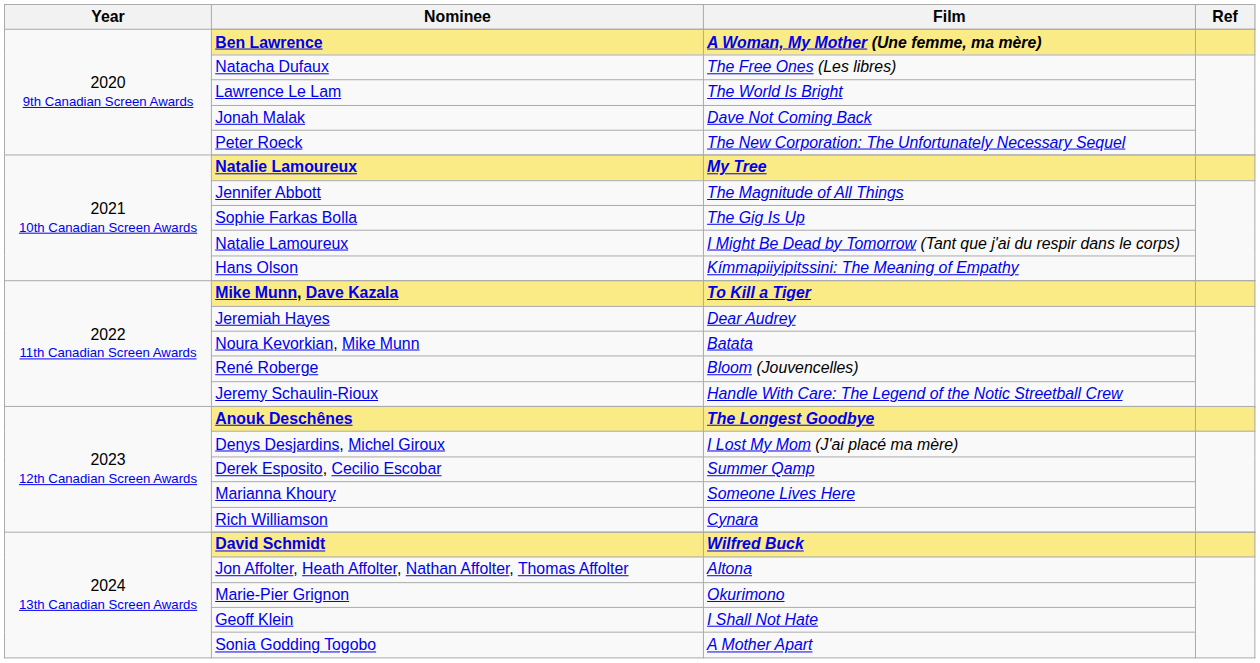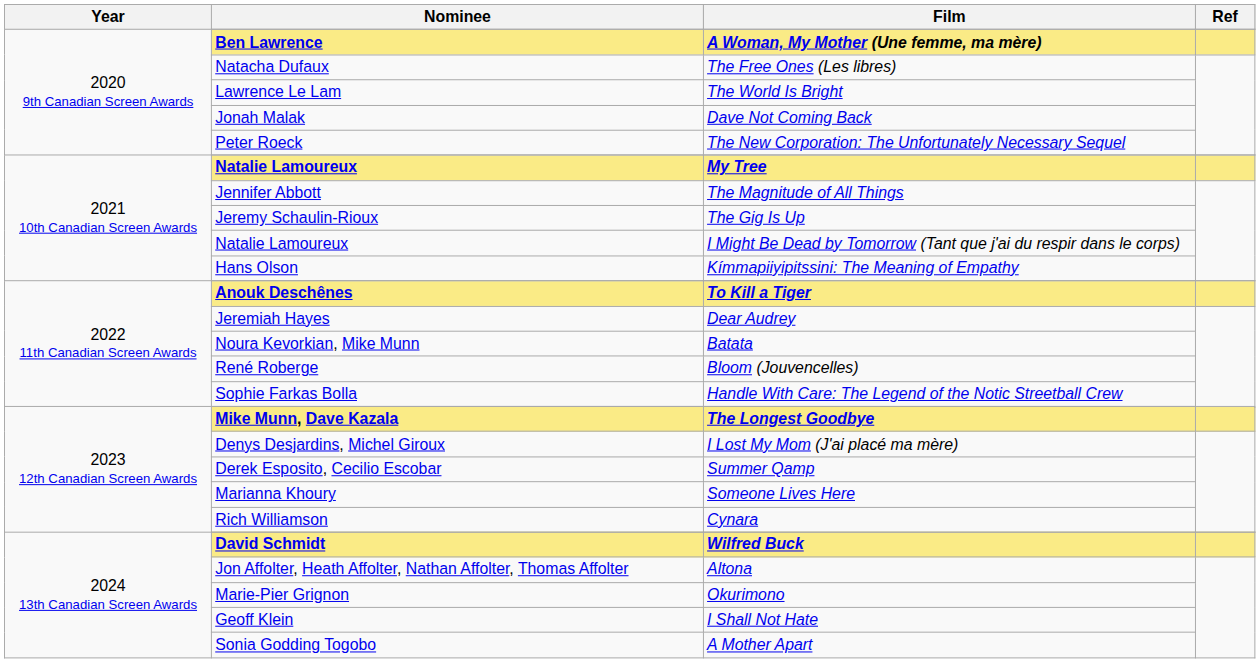(286, 218) Sophie Farkas Bolla -> (297, 218) Jeremy Schaulin-Rioux
(307, 293) Mike Munn, Dave Kazala -> (284, 293) Anouk Deschênes
(297, 393) Jeremy Schaulin-Rioux -> (286, 393) Sophie Farkas Bolla
(284, 419) Anouk Deschênes -> (307, 419) Mike Munn, Dave Kazala
